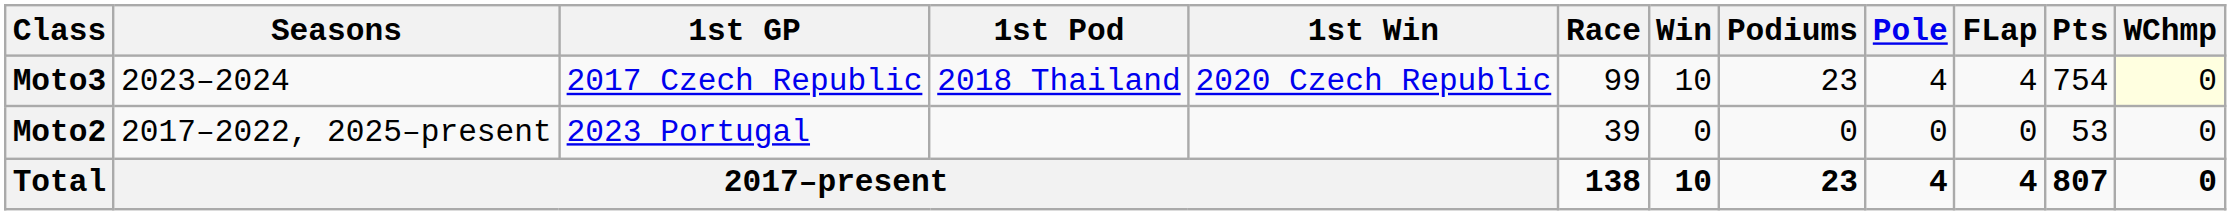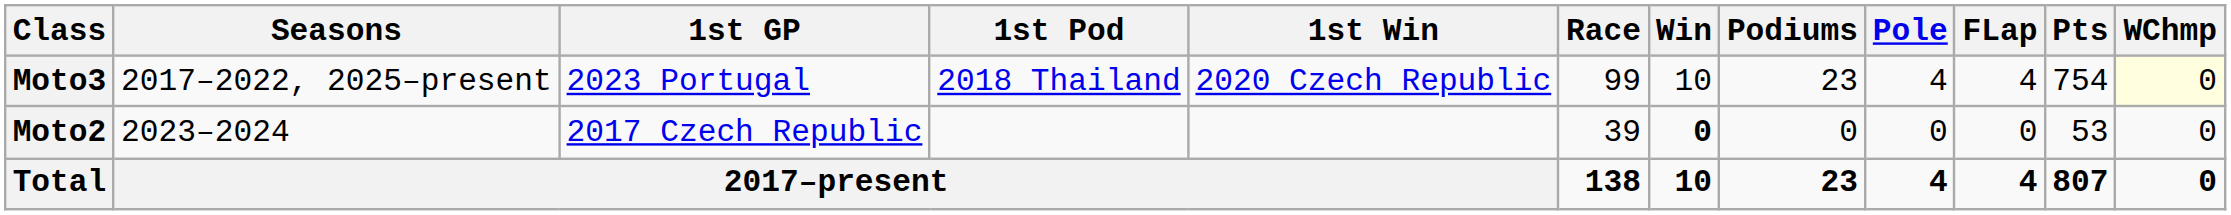(205, 81) 2023–2024 -> (336, 81) 2017–2022, 2025–present
(744, 81) 2017 Czech Republic -> (688, 81) 2023 Portugal
(336, 132) 2017–2022, 2025–present -> (205, 132) 2023–2024
(688, 132) 2023 Portugal -> (744, 132) 2017 Czech Republic
(1703, 132) normal -> (1703, 132) bold
